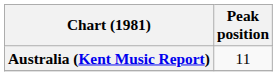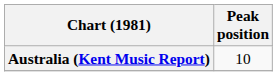(243, 58) 11 -> (243, 58) 10
